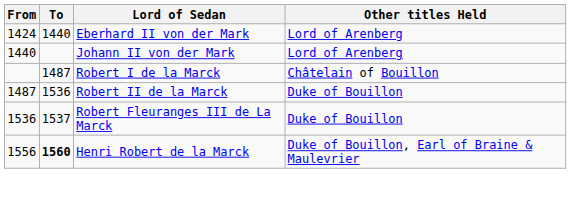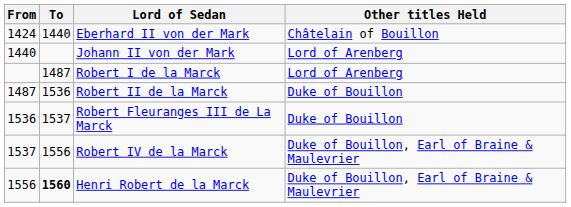(345, 34) Lord of Arenberg -> (363, 34) Châtelain of Bouillon
(363, 73) Châtelain of Bouillon -> (345, 73) Lord of Arenberg
+ row: (152, 152)
